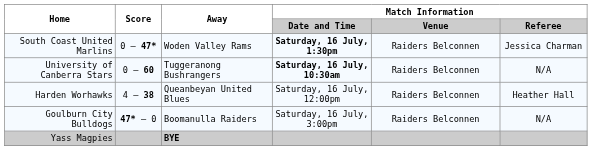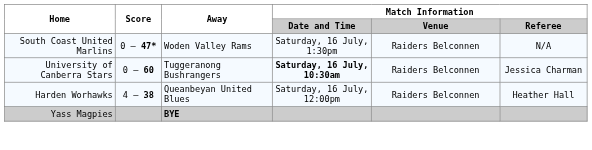(322, 46) bold -> (322, 46) normal
(543, 46) Jessica Charman -> (543, 46) N/A
(543, 70) N/A -> (543, 70) Jessica Charman
- row: (79, 119)
